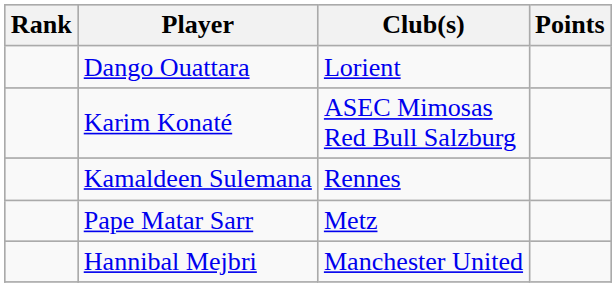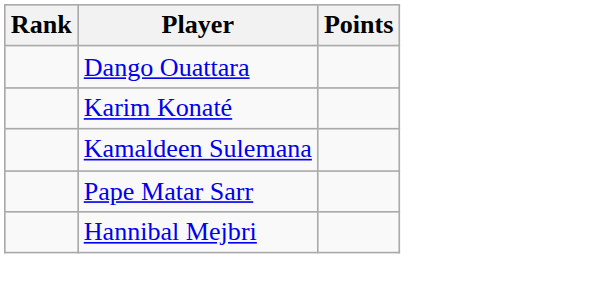- column: (423, 25)
